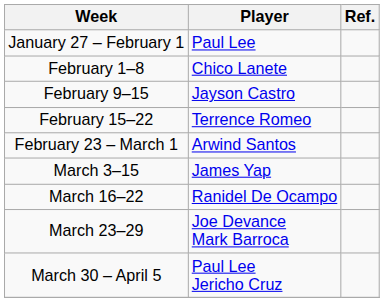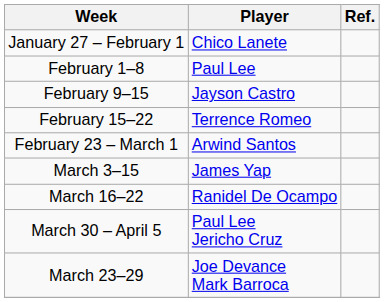(224, 42) Paul Lee -> (239, 42) Chico Lanete
(239, 68) Chico Lanete -> (224, 68) Paul Lee
rows swapped: (96, 231) <-> (96, 275)
